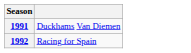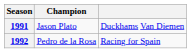+ column: (66, 11)
